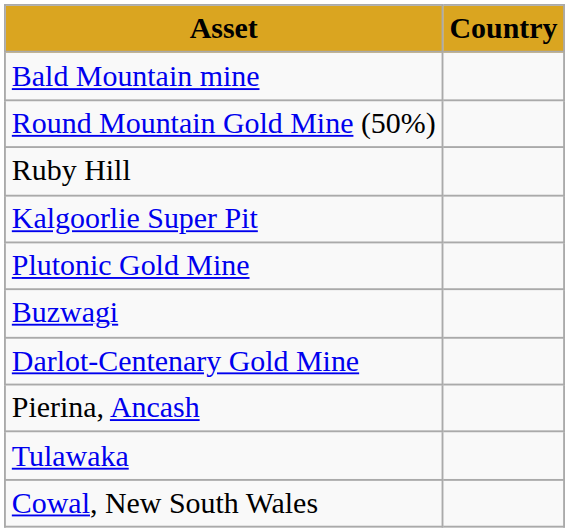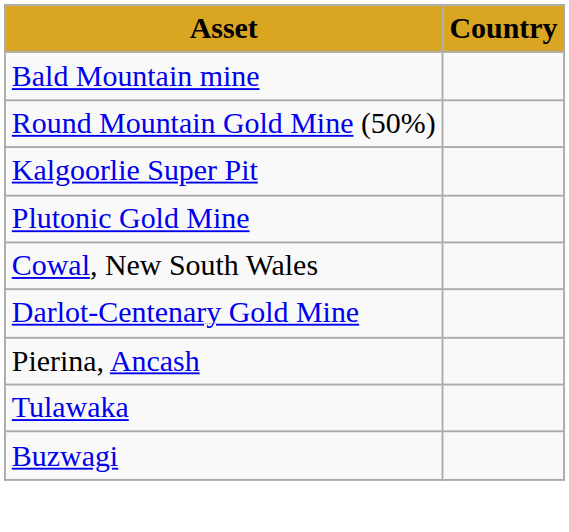- row: (71, 170)
rows swapped: (165, 502) <-> (65, 312)
